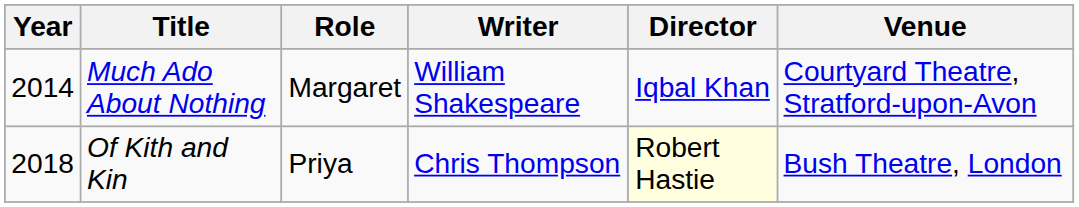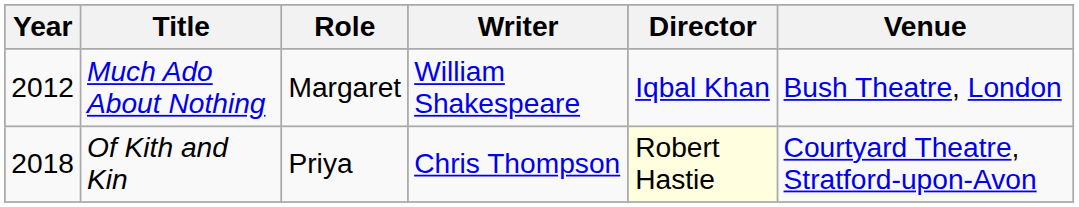(43, 87) 2014 -> (43, 87) 2012
(910, 87) Courtyard Theatre, Stratford-upon-Avon -> (923, 87) Bush Theatre, London
(923, 163) Bush Theatre, London -> (910, 163) Courtyard Theatre, Stratford-upon-Avon
